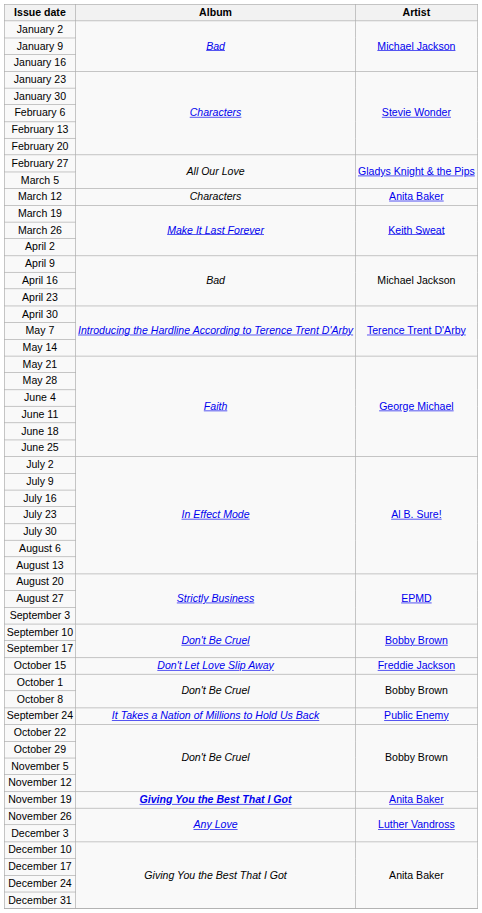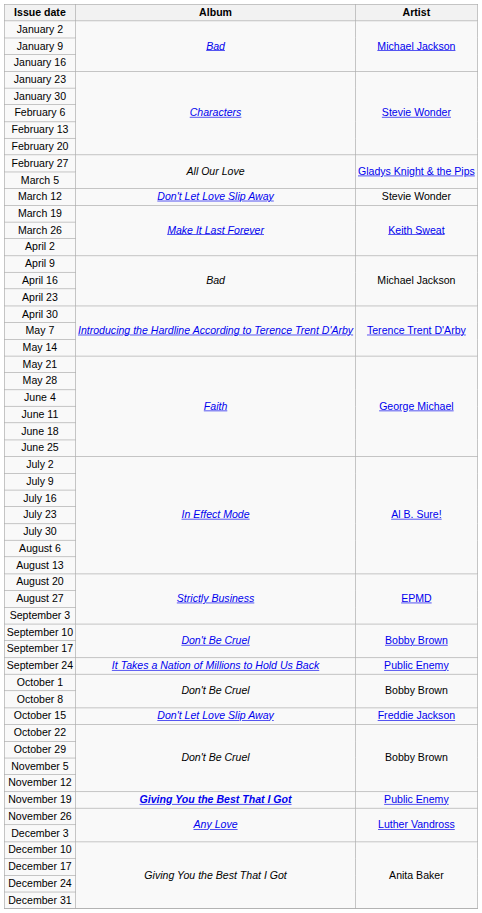(216, 197) Characters -> (216, 197) Don't Let Love Slip Away
(416, 197) Anita Baker -> (416, 197) Stevie Wonder
rows swapped: (40, 716) <-> (40, 666)
(416, 800) Anita Baker -> (416, 800) Public Enemy
